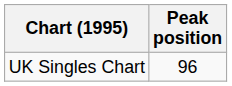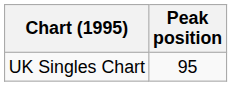(188, 66) 96 -> (188, 66) 95
